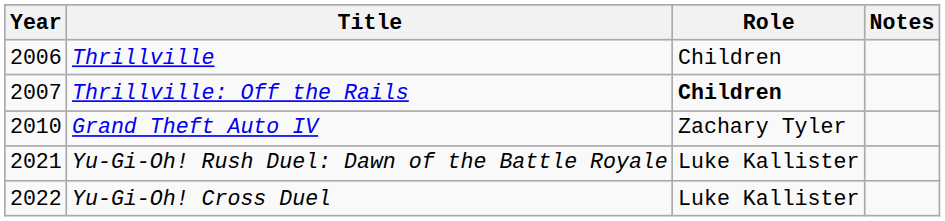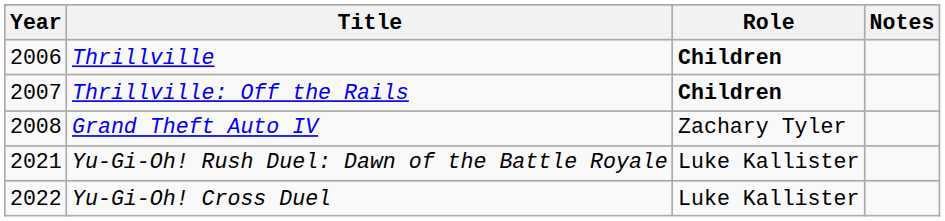(730, 58) normal -> (730, 58) bold
(36, 128) 2010 -> (36, 128) 2008
